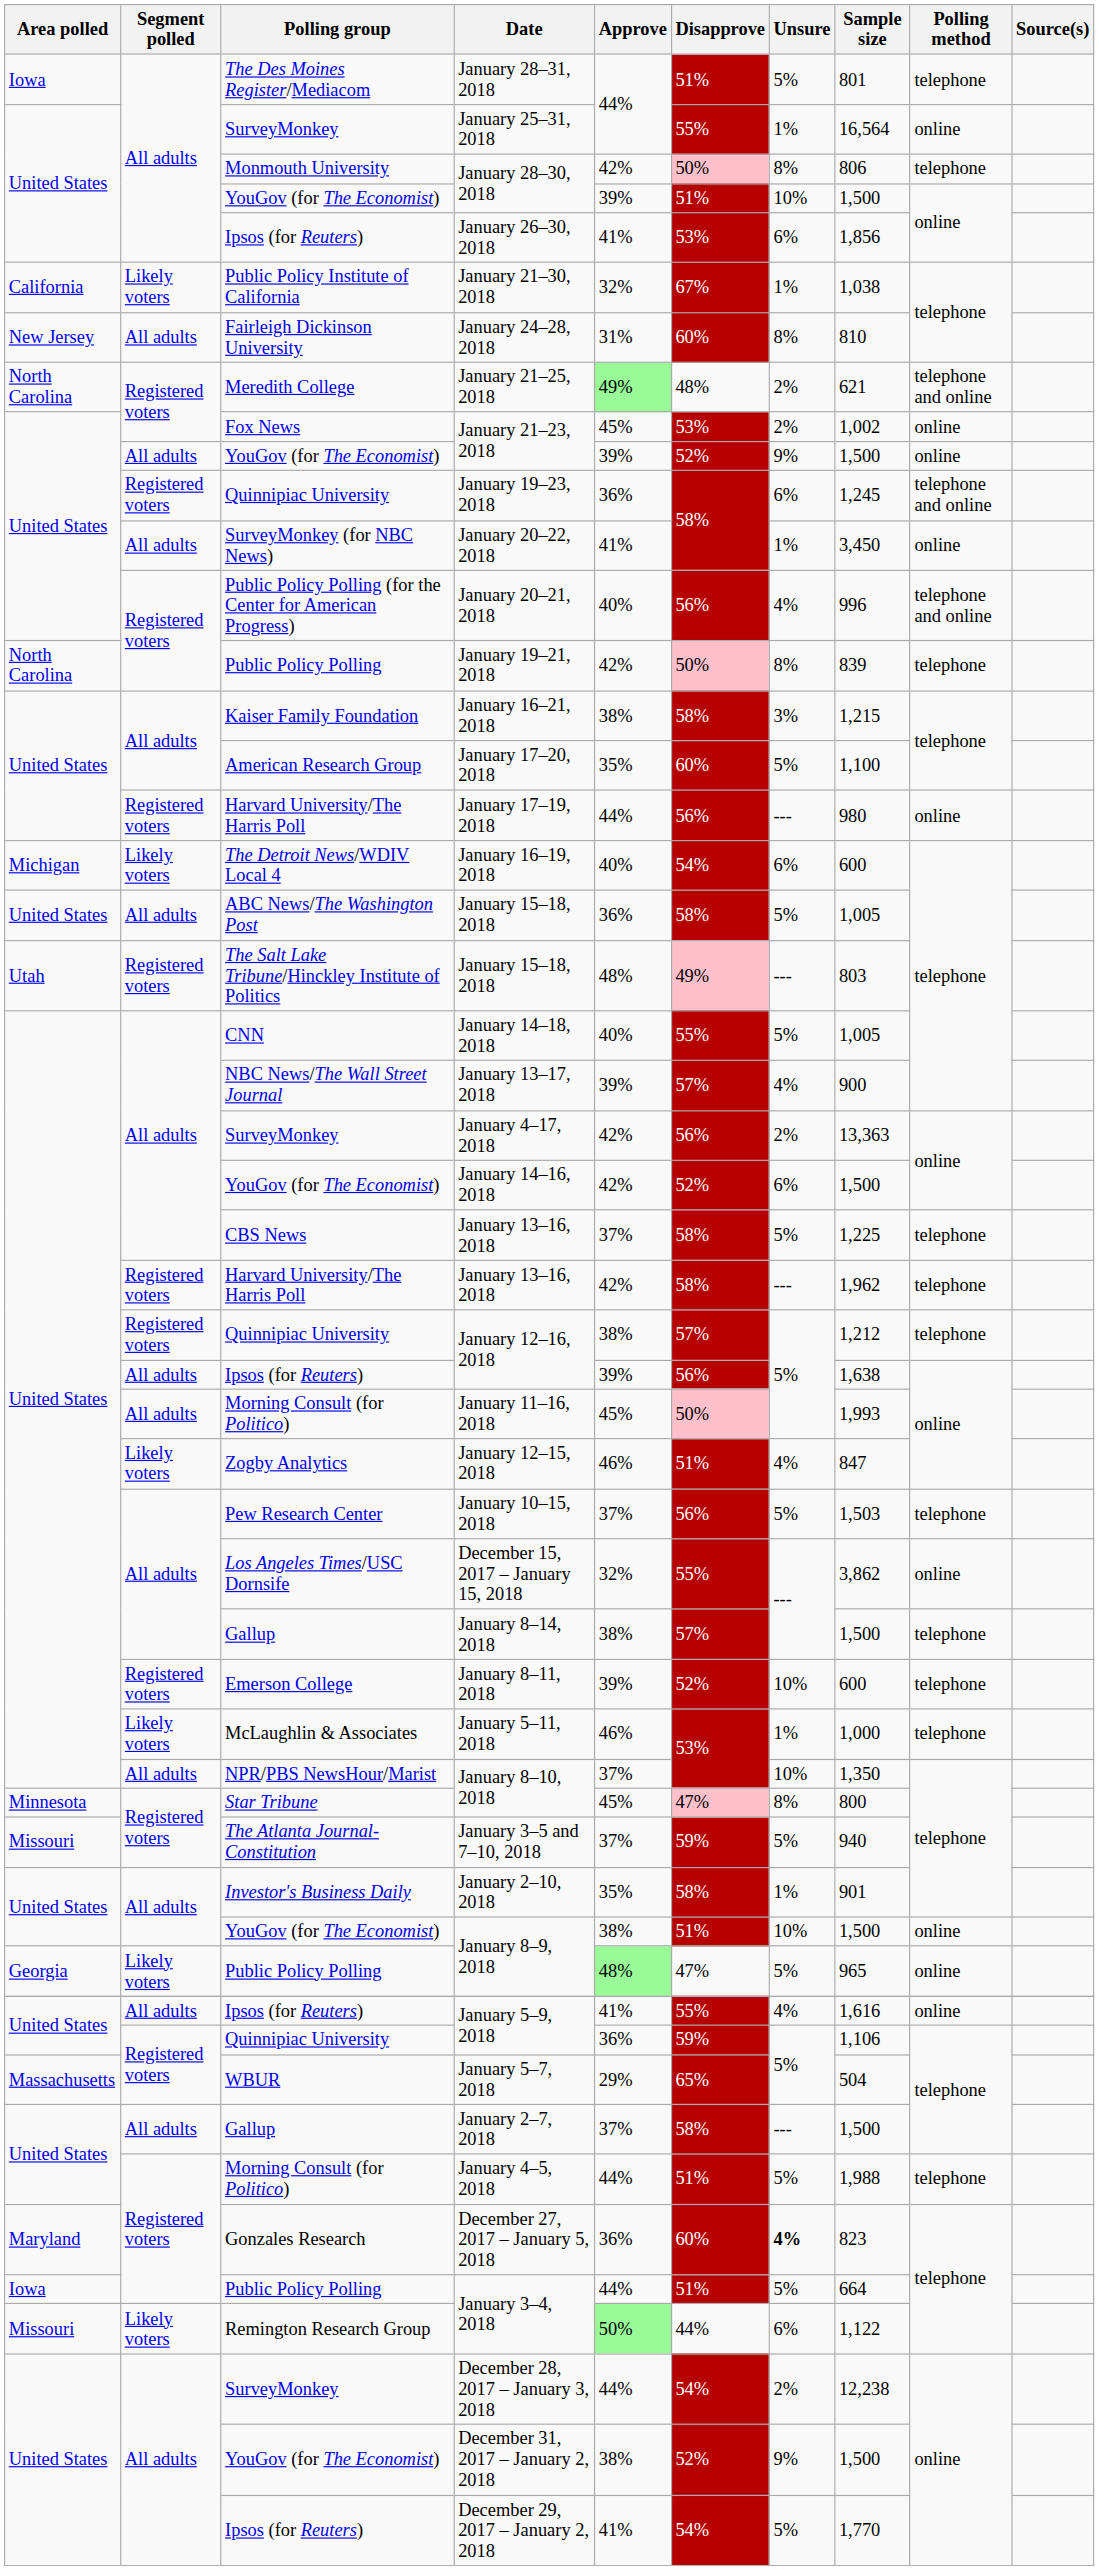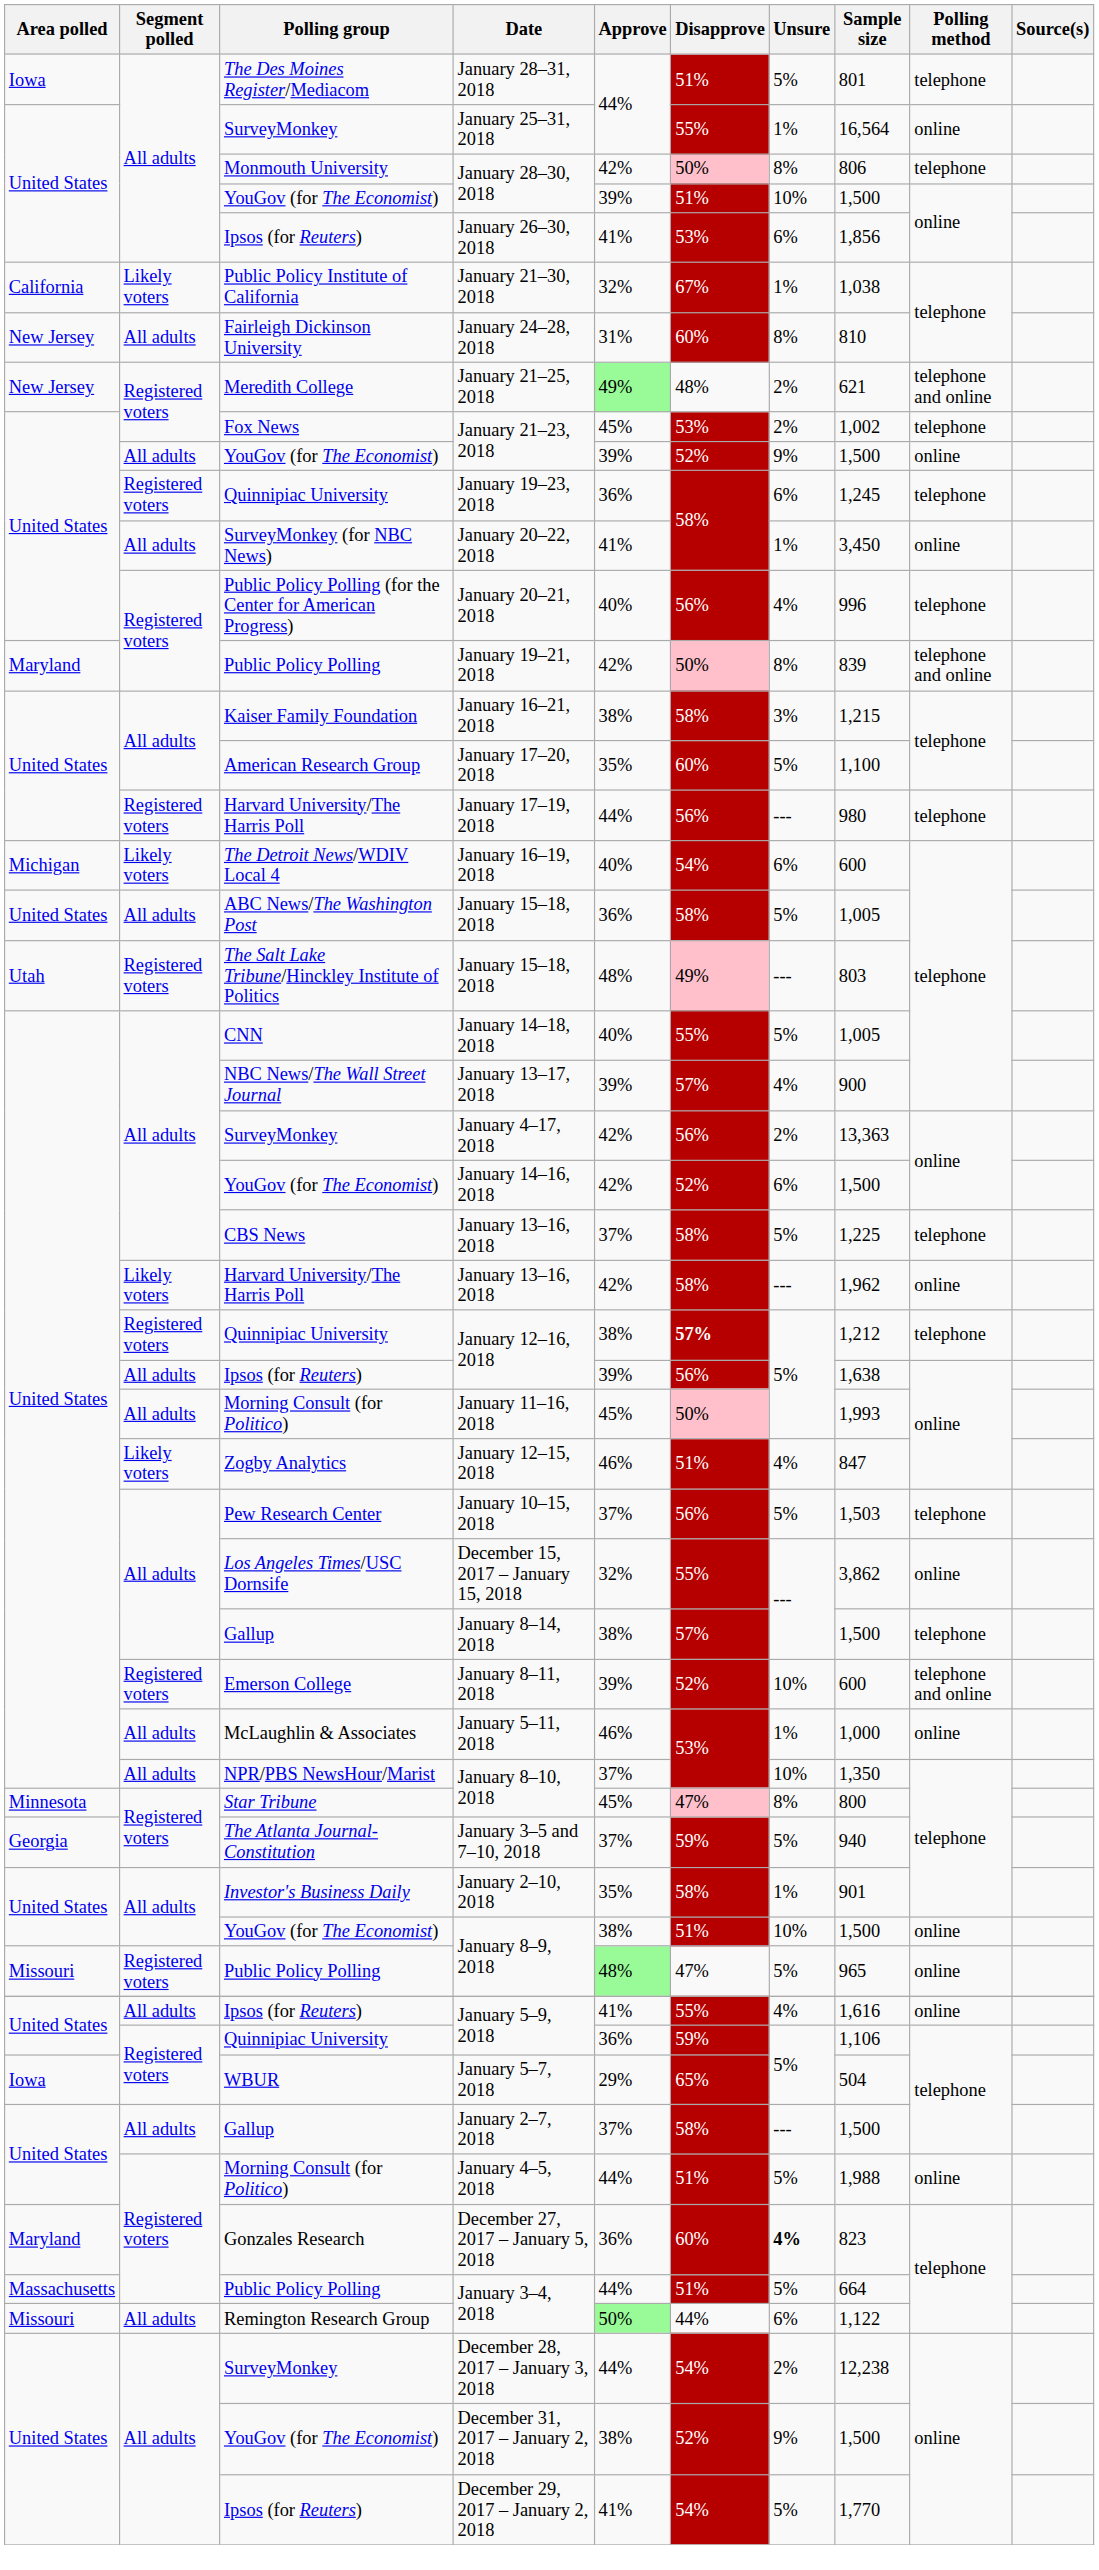(40, 387) North Carolina -> (51, 387) New Jersey
(937, 426) online -> (950, 426) telephone
(953, 495) telephone and online -> (950, 495) telephone
(953, 605) telephone and online -> (950, 605) telephone
(40, 665) North Carolina -> (45, 665) Maryland
(950, 665) telephone -> (953, 665) telephone and online
(937, 815) online -> (950, 815) telephone
(164, 1284) Registered voters -> (148, 1284) Likely voters
(950, 1284) telephone -> (937, 1284) online
(692, 1334) normal -> (694, 1334) bold
(950, 1684) telephone -> (953, 1684) telephone and online
(149, 1733) Likely voters -> (160, 1733) All adults
(950, 1733) telephone -> (937, 1733) online
(42, 1842) Missouri -> (38, 1842) Georgia
(38, 1971) Georgia -> (42, 1971) Missouri
(149, 1971) Likely voters -> (163, 1971) Registered voters
(62, 2079) Massachusetts -> (27, 2079) Iowa
(950, 2179) telephone -> (937, 2179) online
(27, 2289) Iowa -> (62, 2289) Massachusetts
(149, 2328) Likely voters -> (160, 2318) All adults
